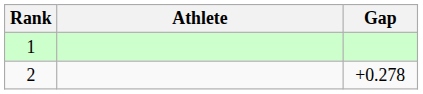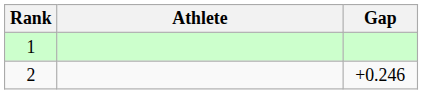(380, 74) +0.278 -> (380, 74) +0.246
